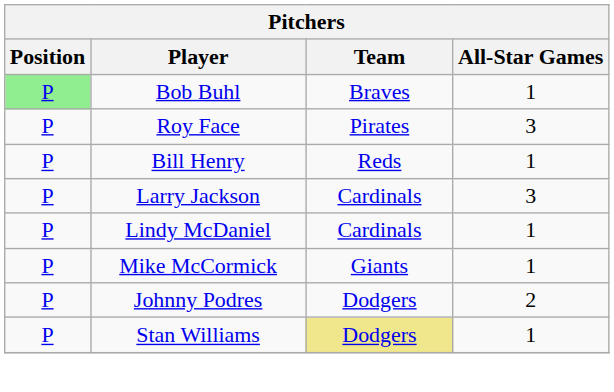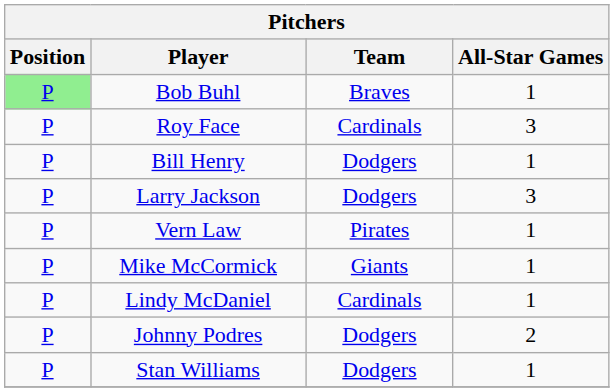(379, 126) Pirates -> (379, 126) Cardinals
(379, 160) Reds -> (379, 160) Dodgers
(379, 195) Cardinals -> (379, 195) Dodgers
+ row: (198, 230)
rows swapped: (198, 265) <-> (198, 230)
(379, 334) khaki background -> (379, 369) no background
